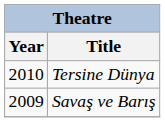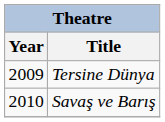(26, 74) 2010 -> (26, 74) 2009
(26, 102) 2009 -> (26, 102) 2010
